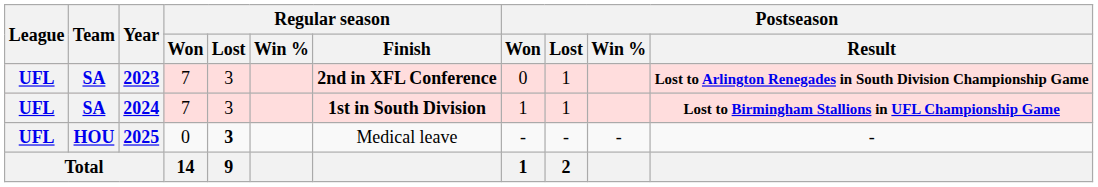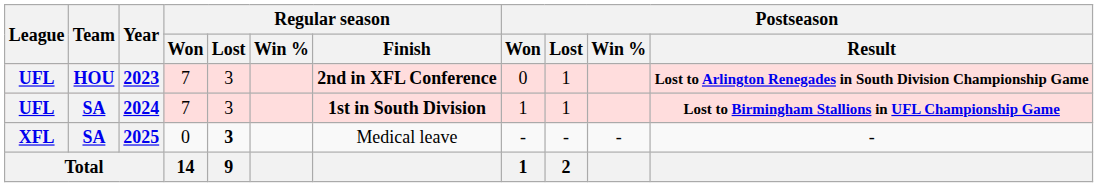(94, 78) SA -> (94, 78) HOU
(37, 137) UFL -> (37, 137) XFL
(94, 137) HOU -> (94, 137) SA
